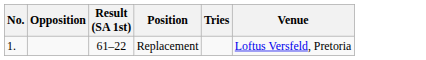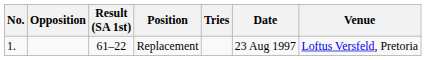+ column: (265, 20)
